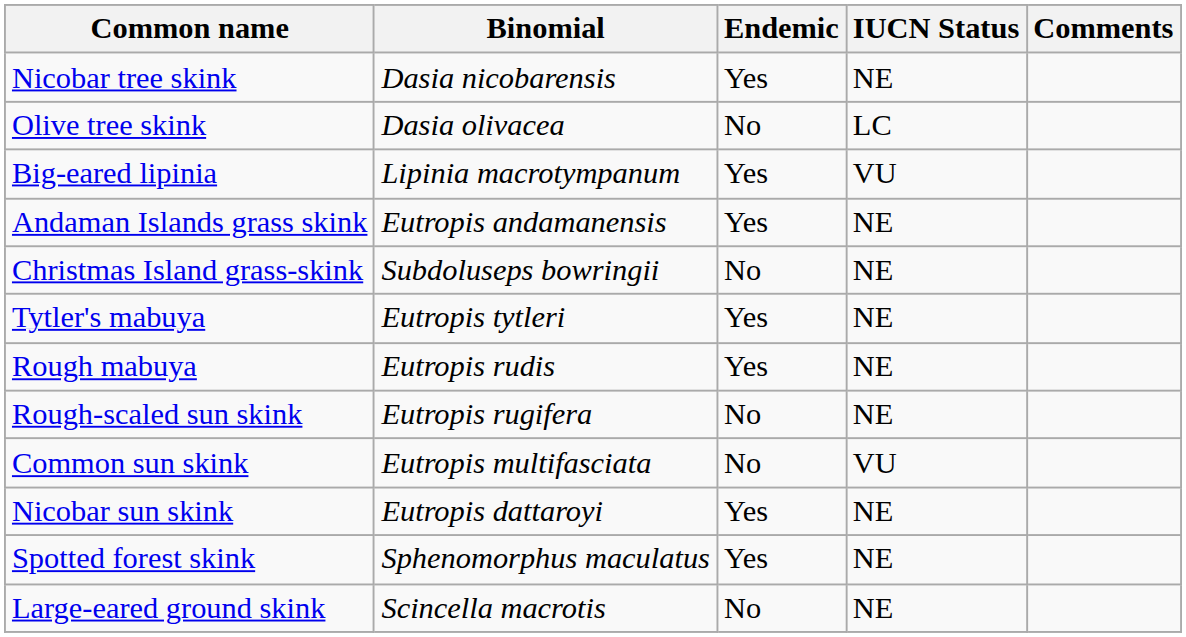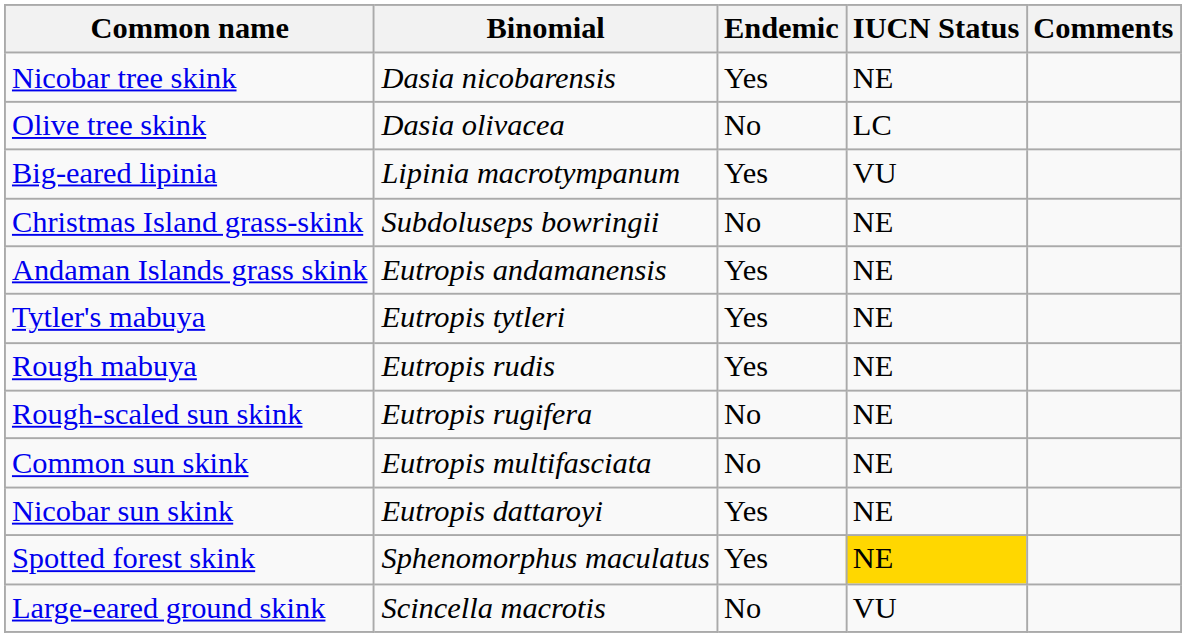rows swapped: (188, 269) <-> (190, 221)
(875, 462) VU -> (873, 462) NE
(873, 558) no background -> (873, 558) gold background
(873, 607) NE -> (875, 607) VU
